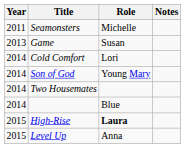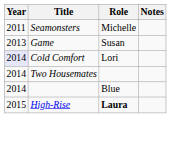(16, 58) no background -> (16, 58) lavender background
- row: (53, 74)
- row: (48, 136)
